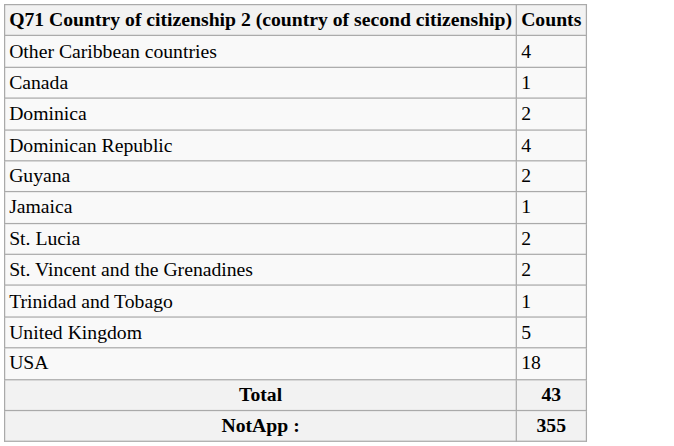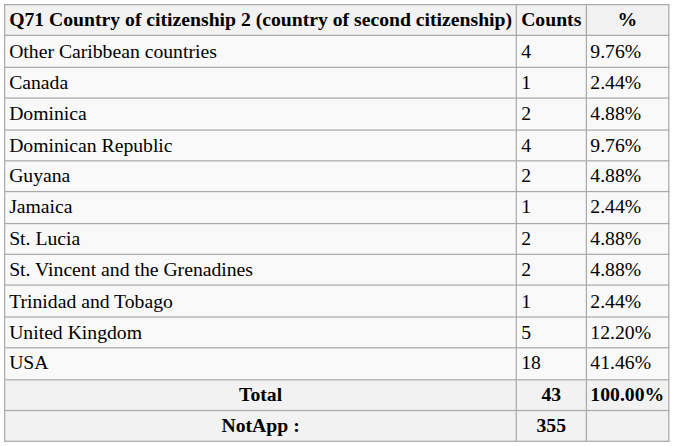+ column: (627, 20)
